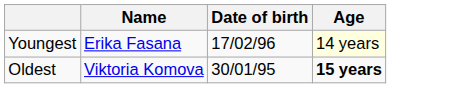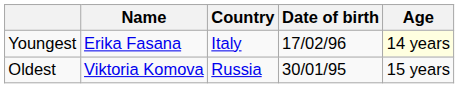+ column: (243, 17)
(349, 69) bold -> (418, 69) normal
